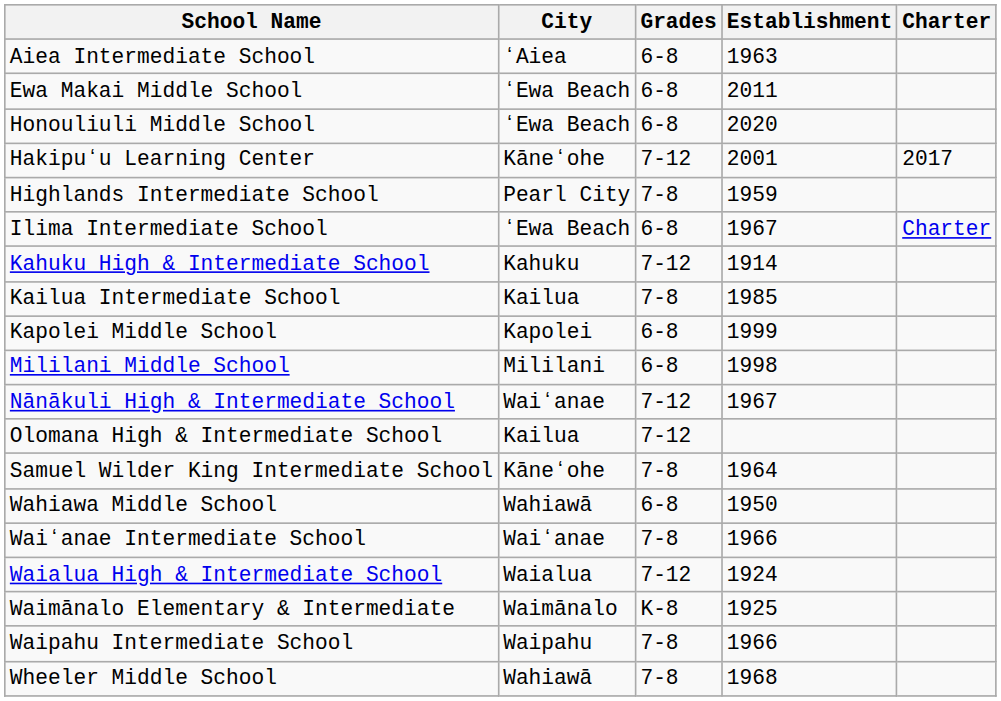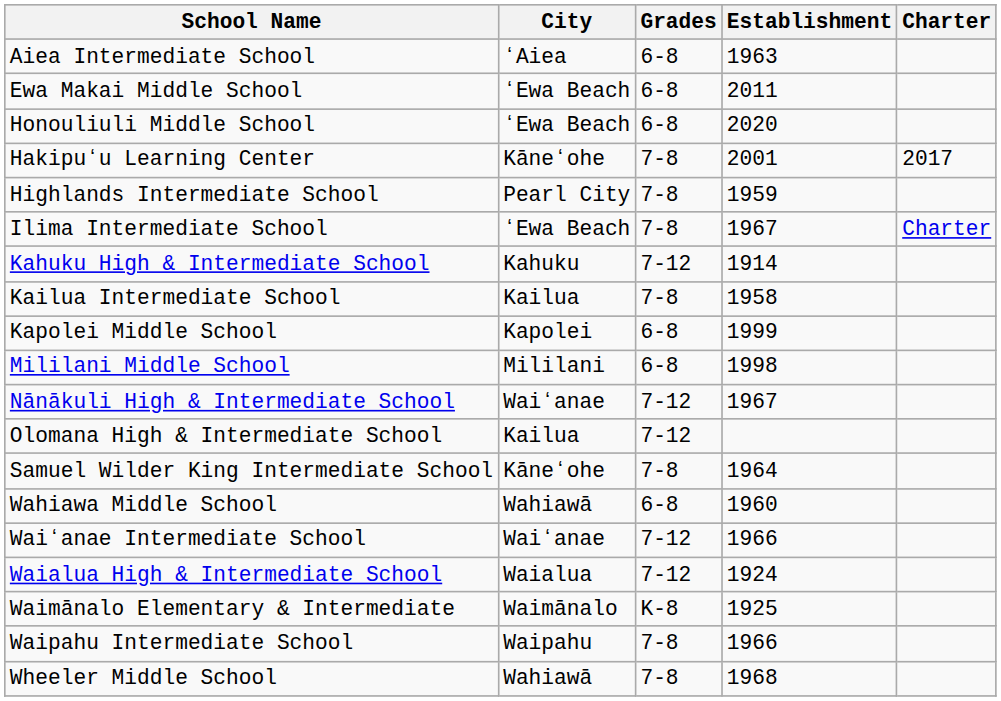(666, 160) 7-12 -> (659, 160) 7-8
(659, 229) 6-8 -> (659, 229) 7-8
(752, 298) 1985 -> (752, 298) 1958
(752, 506) 1950 -> (752, 506) 1960
(659, 540) 7-8 -> (666, 540) 7-12
